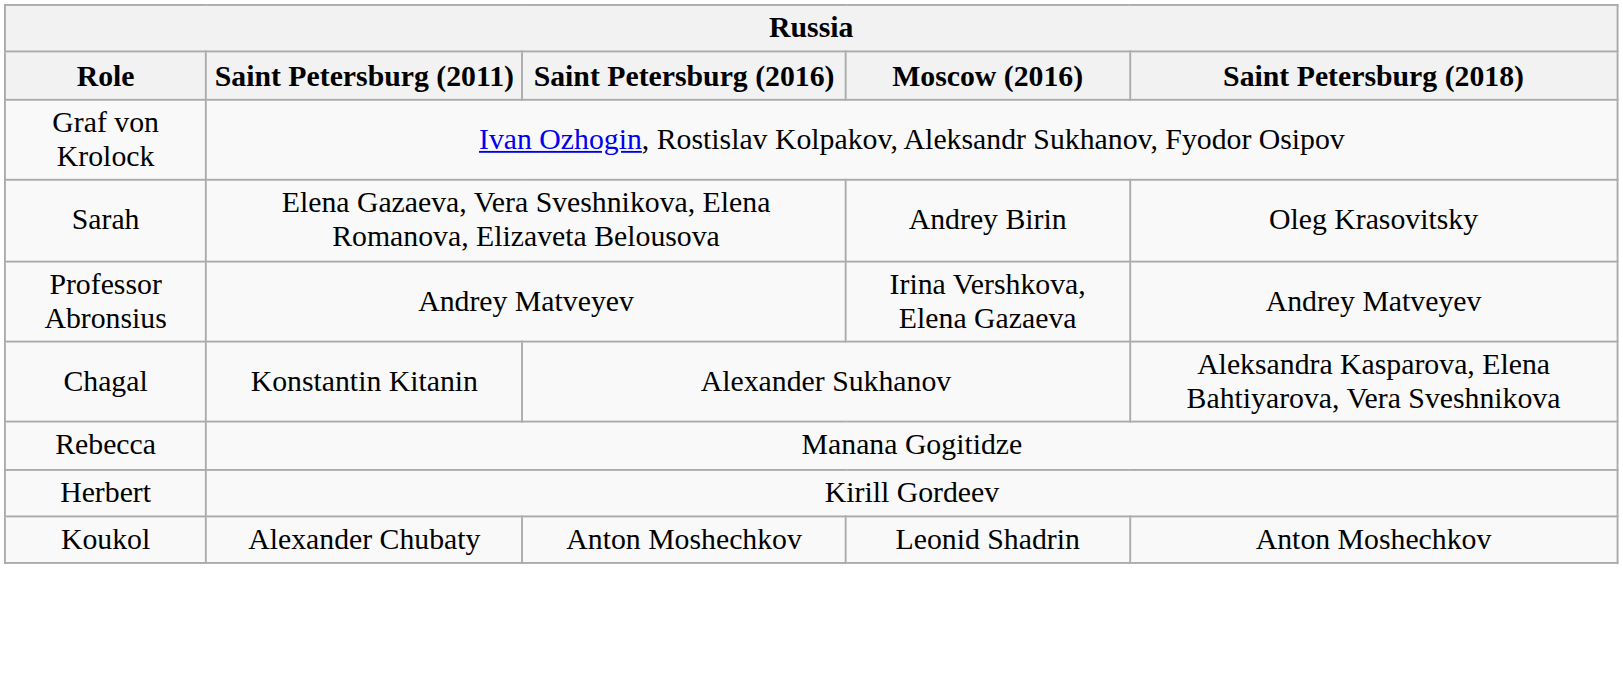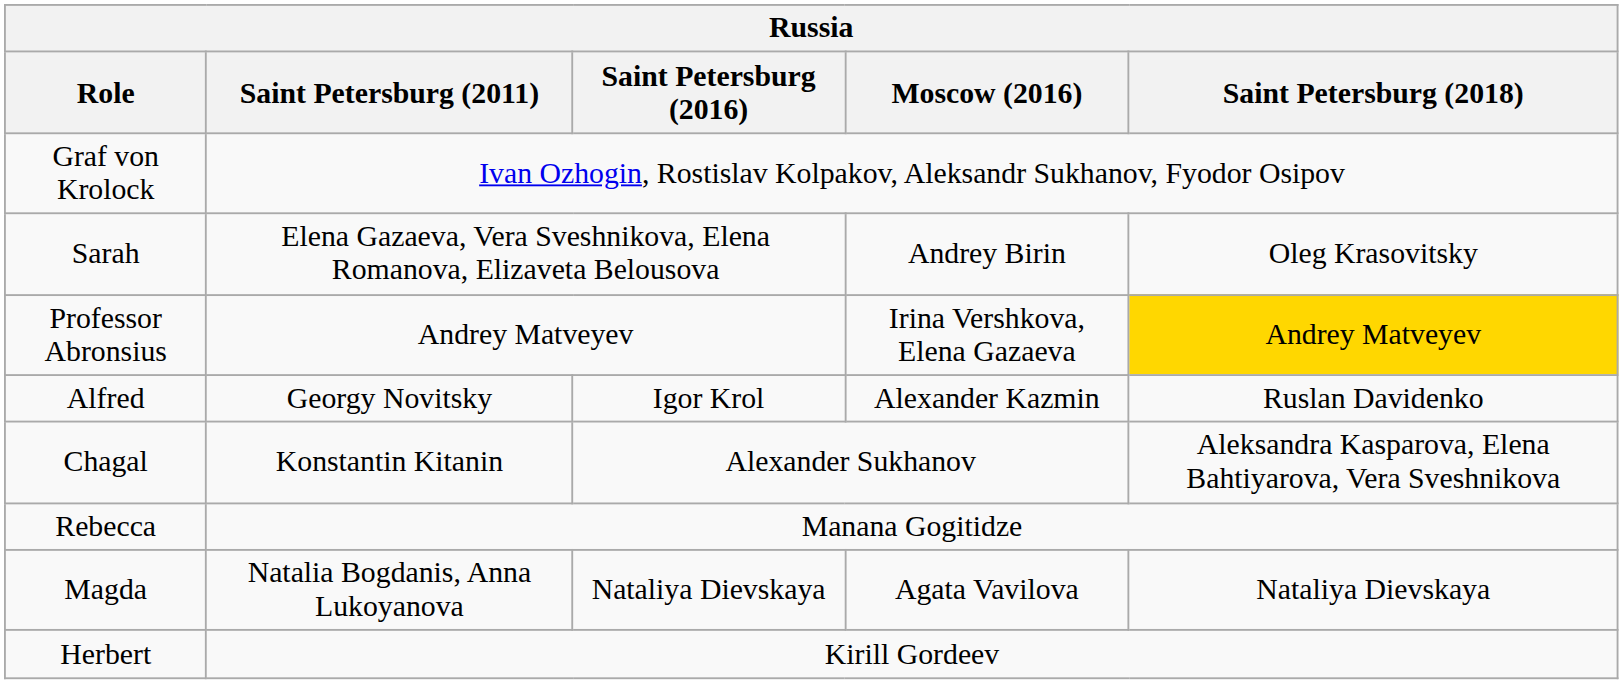(1374, 300) no background -> (1373, 334) gold background
+ row: (106, 398)
+ row: (106, 589)
- row: (106, 539)
